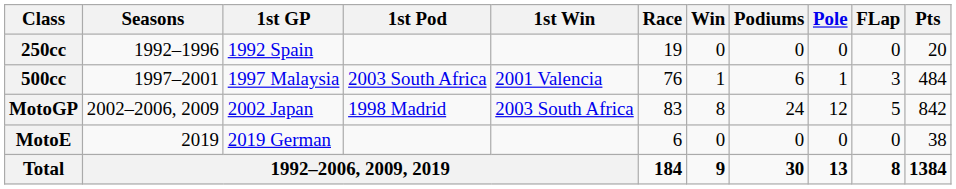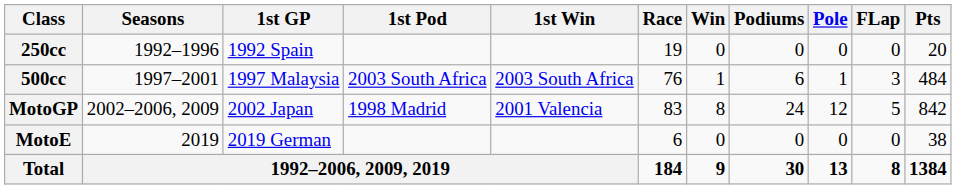(549, 79) 2001 Valencia -> (564, 79) 2003 South Africa
(564, 109) 2003 South Africa -> (549, 109) 2001 Valencia
